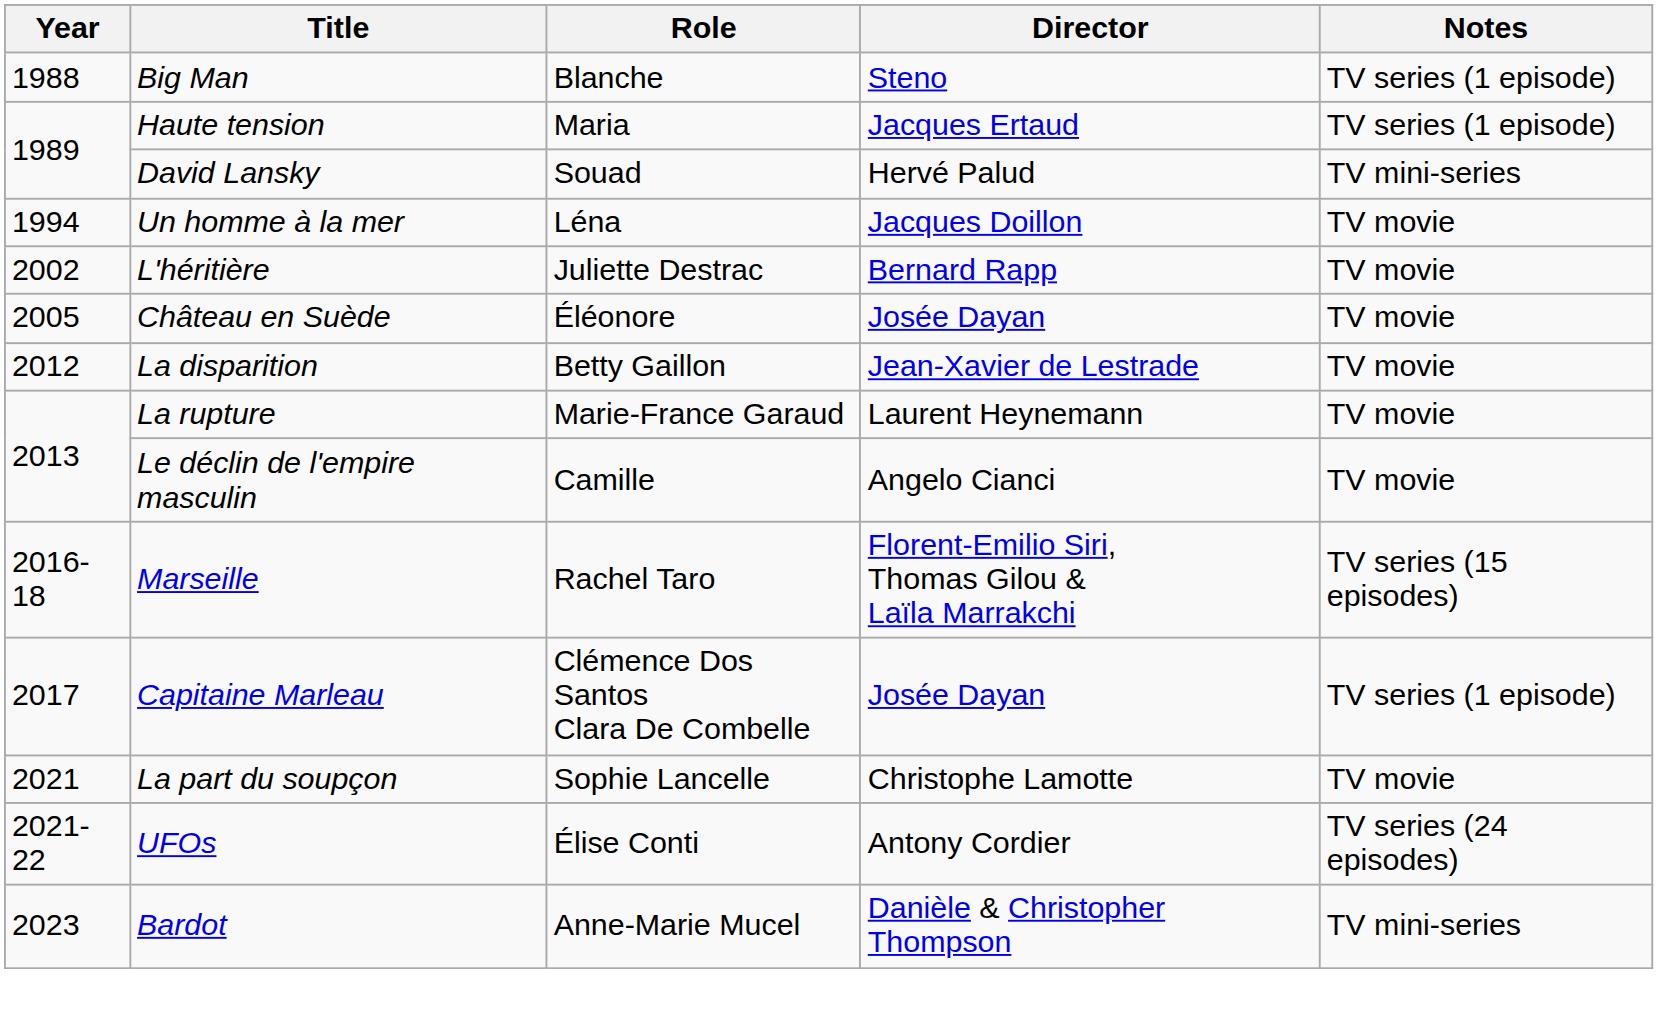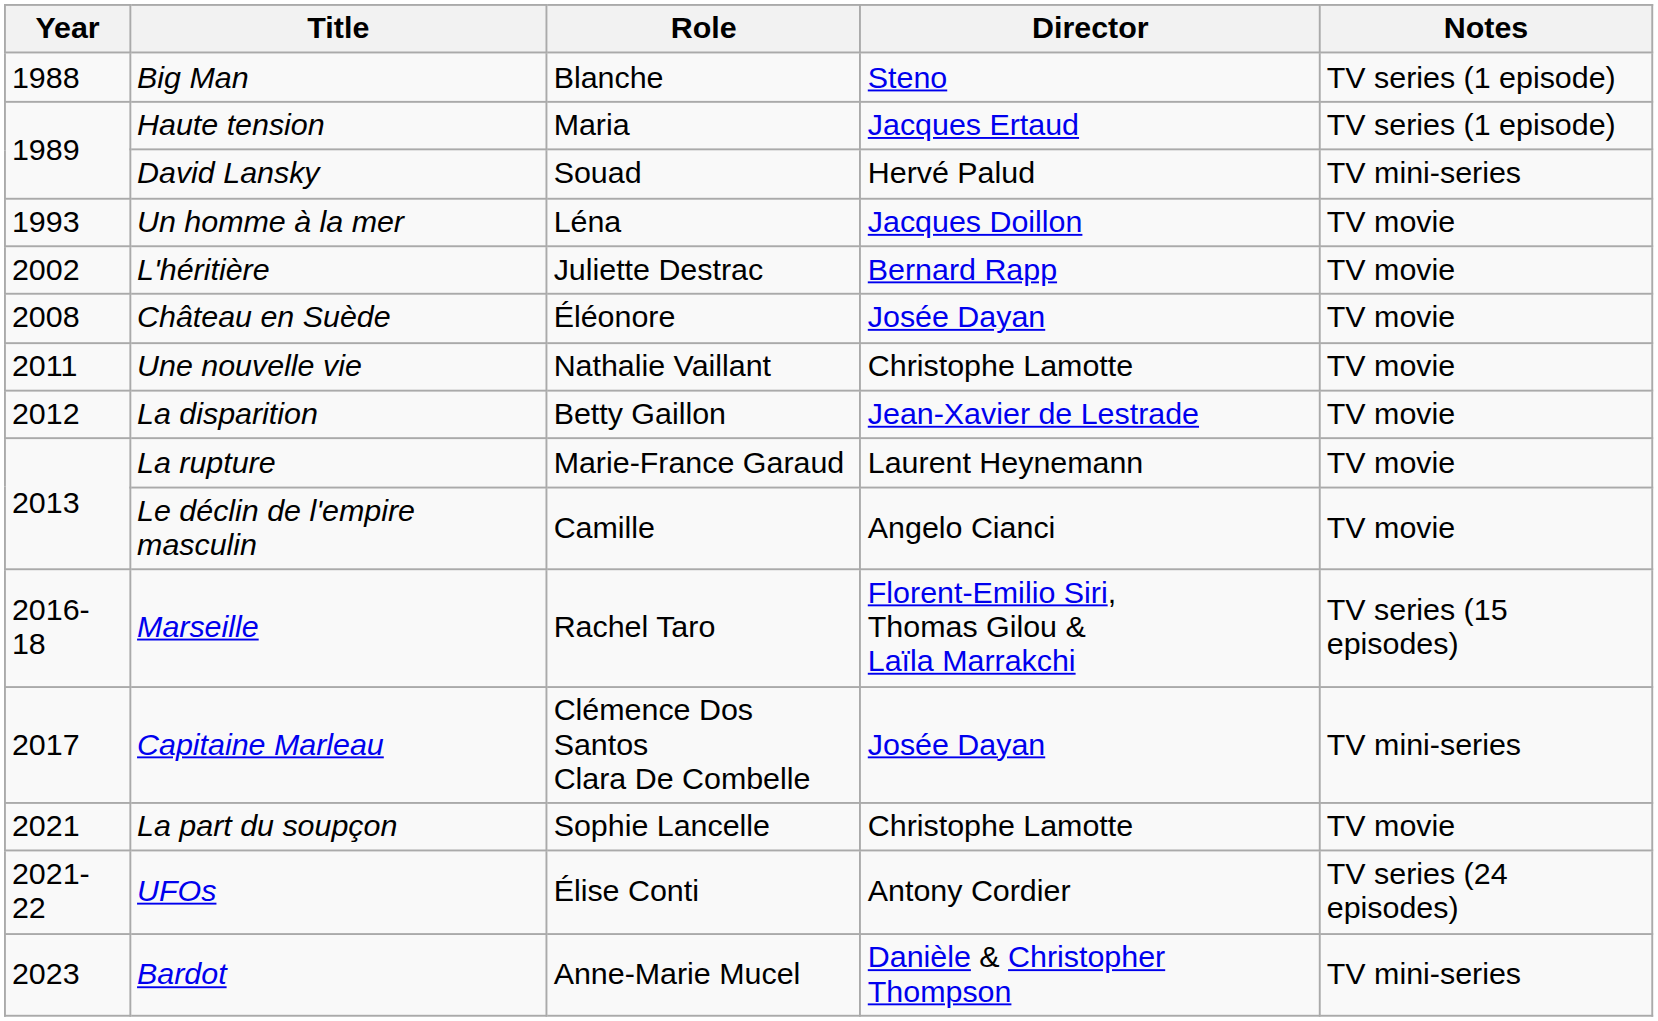(46, 221) 1994 -> (46, 221) 1993
(46, 317) 2005 -> (46, 317) 2008
+ row: (249, 366)
(1471, 695) TV series (1 episode) -> (1424, 743) TV mini-series
